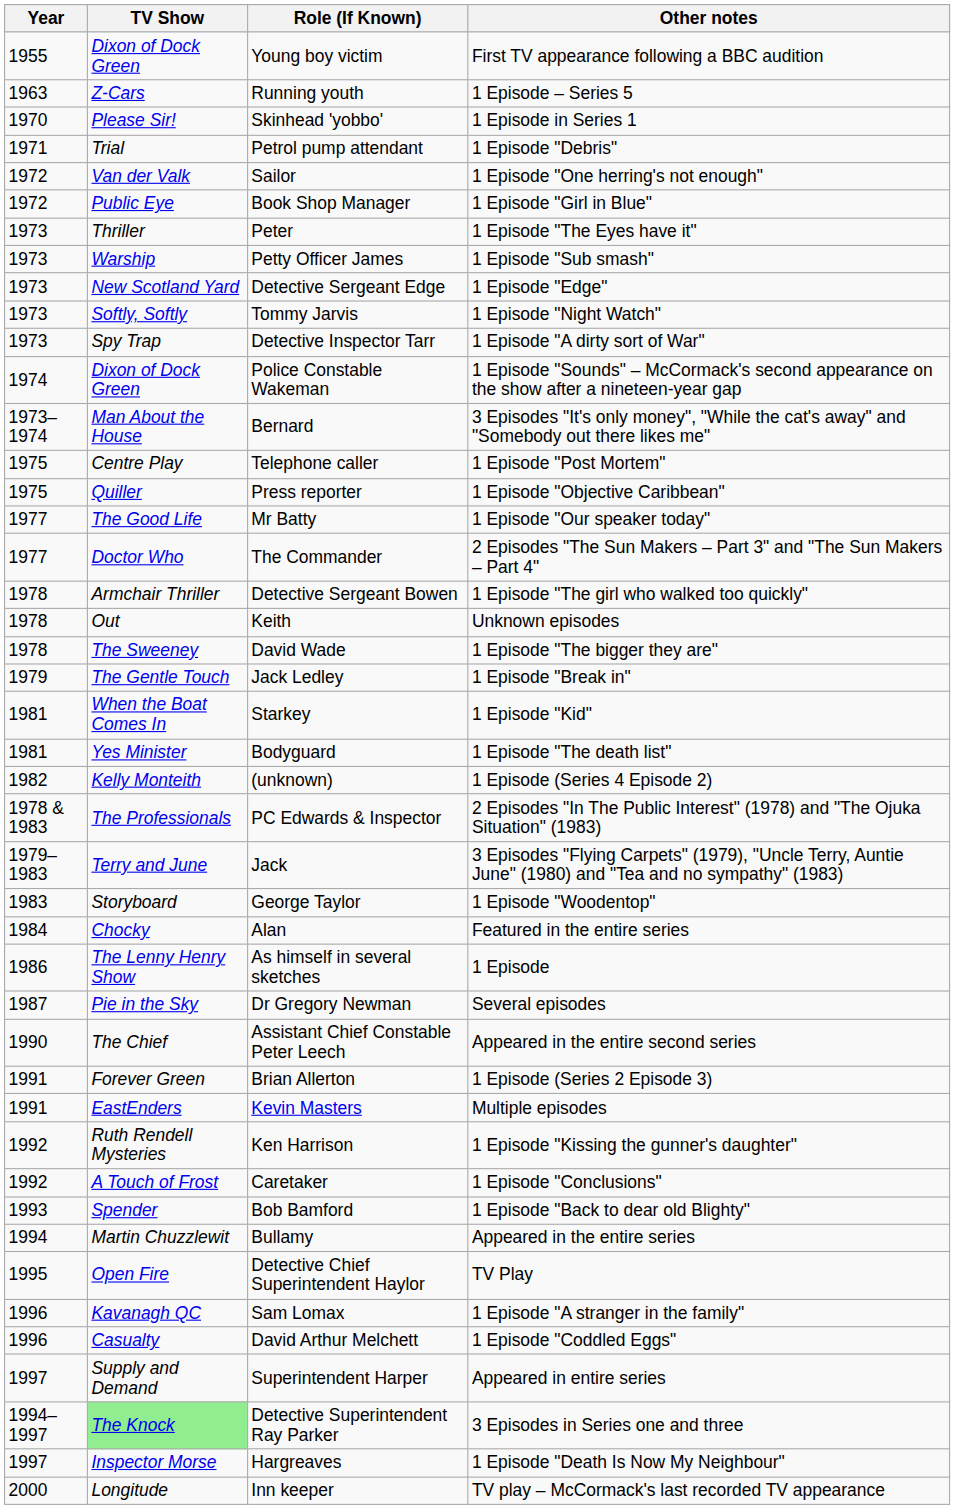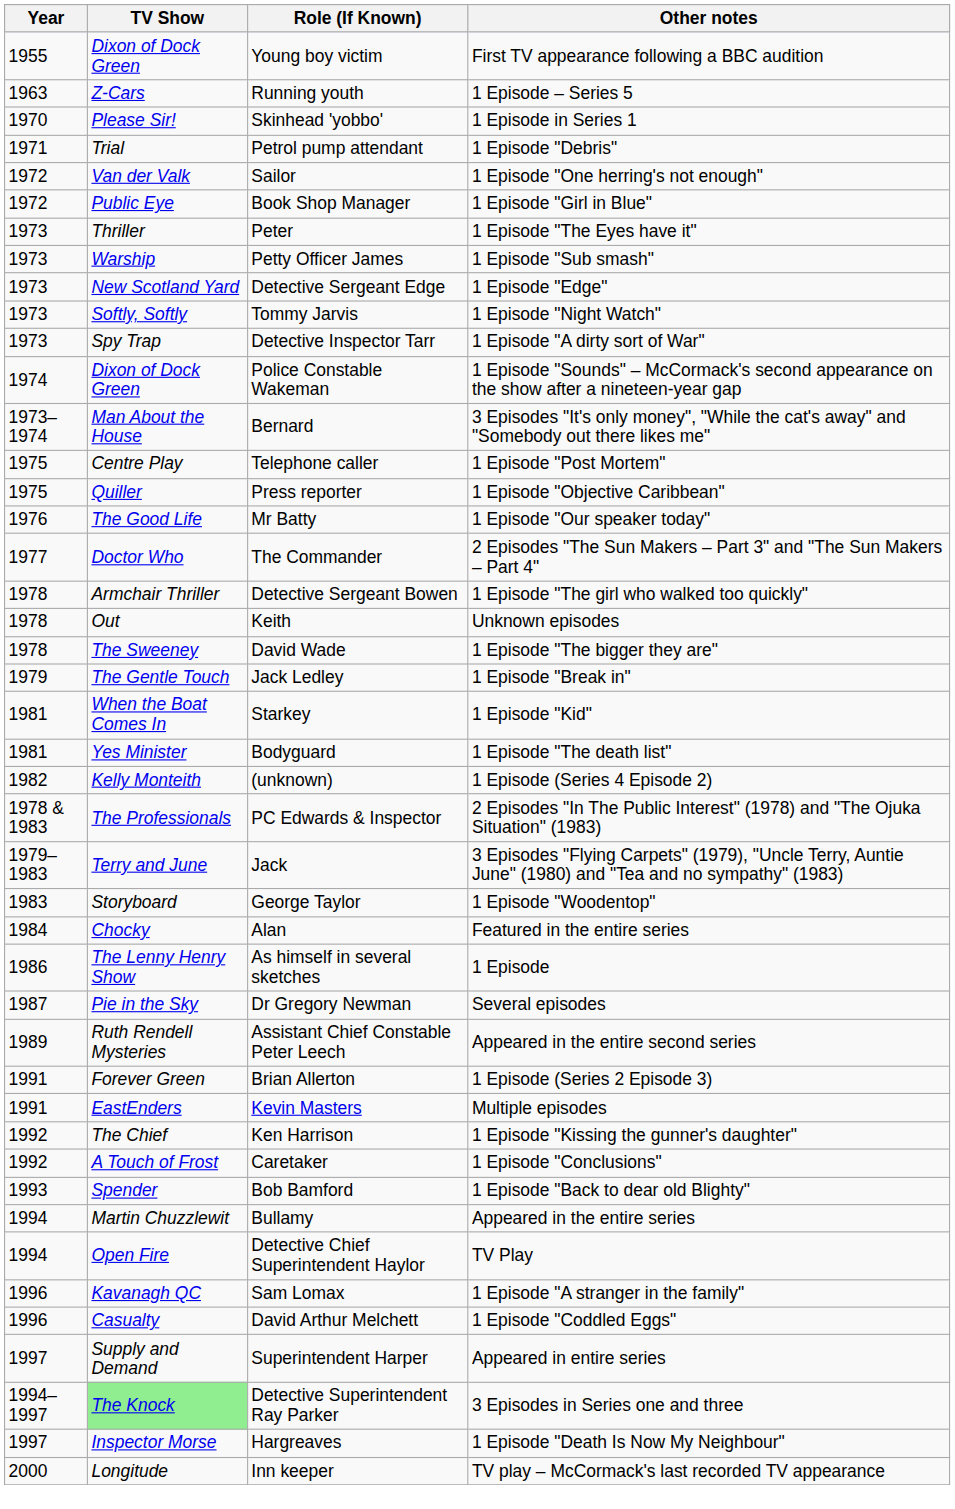(28, 519) 1977 -> (28, 519) 1976
(28, 1042) 1990 -> (28, 1042) 1989
(129, 1042) The Chief -> (142, 1042) Ruth Rendell Mysteries
(142, 1145) Ruth Rendell Mysteries -> (129, 1135) The Chief
(28, 1275) 1995 -> (28, 1255) 1994
